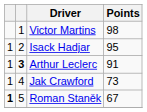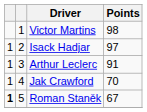(113, 47) 95 -> (113, 47) 97
(21, 64) bold -> (21, 64) normal
(113, 81) 73 -> (113, 81) 70
